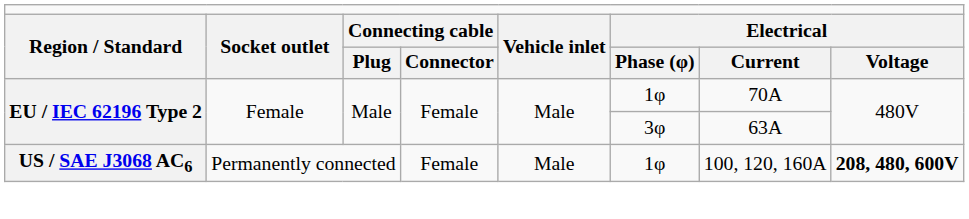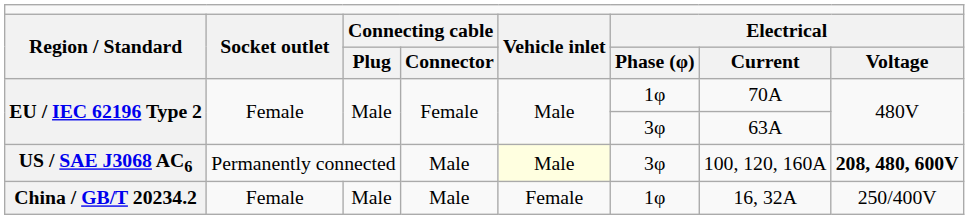(449, 163) Female -> (449, 163) Male
(554, 163) no background -> (554, 163) lightyellow background
(655, 163) 1φ -> (655, 163) 3φ
+ row: (106, 198)
